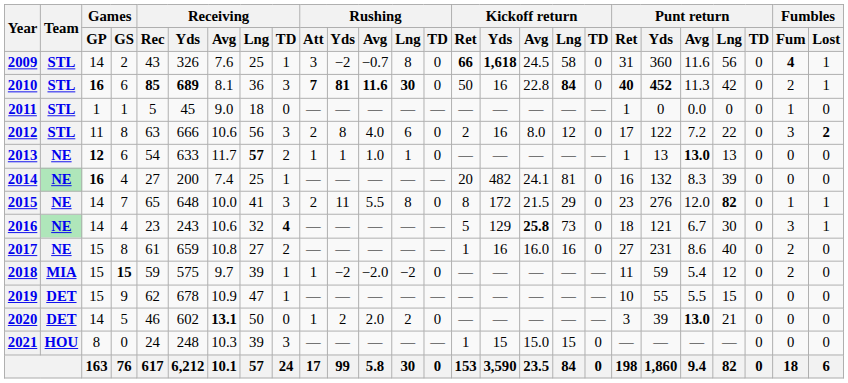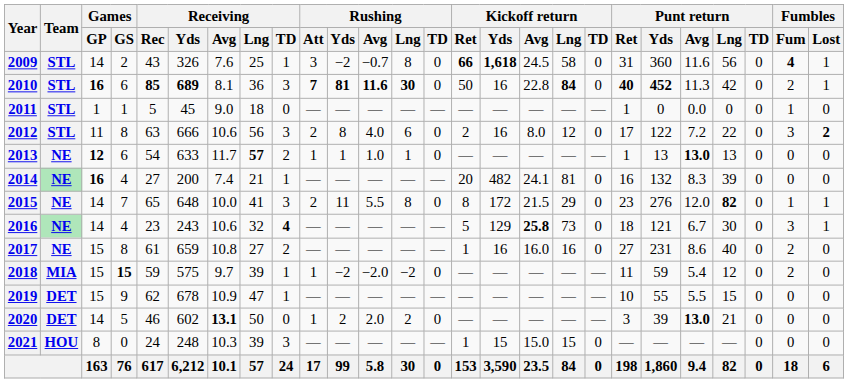(256, 179) 25 -> (256, 179) 21
